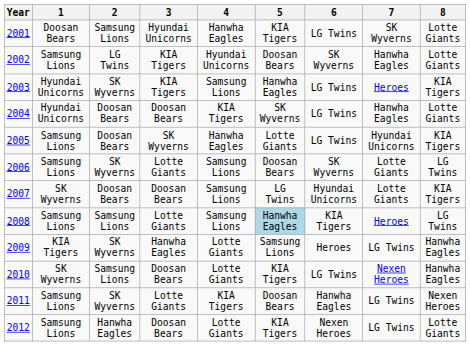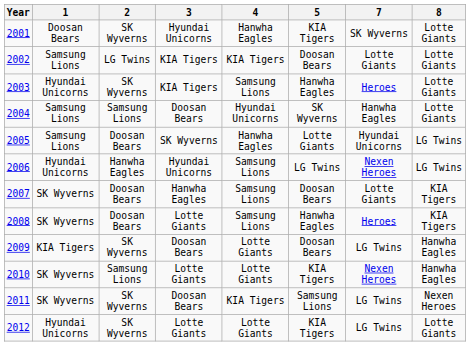- column: (334, 12)
(115, 33) Samsung Lions -> (127, 33) SK Wyverns
(226, 60) Hyundai Unicorns -> (256, 60) KIA Tigers
(391, 60) Hanwha Eagles -> (379, 60) Lotte Giants
(443, 87) KIA Tigers -> (439, 87) Lotte Giants
(61, 114) Hyundai Unicorns -> (65, 114) Samsung Lions
(115, 114) Doosan Bears -> (127, 114) Samsung Lions
(226, 114) KIA Tigers -> (256, 114) Hyundai Unicorns
(443, 141) KIA Tigers -> (439, 141) LG Twins
(61, 167) Samsung Lions -> (65, 167) Hyundai Unicorns
(115, 167) SK Wyverns -> (127, 167) Hanwha Eagles
(169, 167) Lotte Giants -> (189, 167) Hyundai Unicorns
(280, 167) Doosan Bears -> (317, 167) LG Twins
(391, 167) Lotte Giants -> (379, 167) Nexen Heroes
(169, 194) Doosan Bears -> (189, 194) Hanwha Eagles
(280, 194) LG Twins -> (317, 194) Doosan Bears
(61, 221) Samsung Lions -> (65, 221) SK Wyverns
(115, 221) Samsung Lions -> (127, 221) Doosan Bears
(280, 221) lightblue background -> (317, 221) no background
(443, 221) LG Twins -> (439, 221) KIA Tigers
(169, 248) Hanwha Eagles -> (189, 248) Doosan Bears
(280, 248) Samsung Lions -> (317, 248) Doosan Bears
(169, 274) Doosan Bears -> (189, 274) Lotte Giants
(61, 301) Samsung Lions -> (65, 301) SK Wyverns
(169, 301) Lotte Giants -> (189, 301) Doosan Bears
(280, 301) Doosan Bears -> (317, 301) Samsung Lions
(61, 328) Samsung Lions -> (65, 328) Hyundai Unicorns
(115, 328) Hanwha Eagles -> (127, 328) SK Wyverns
(169, 328) Doosan Bears -> (189, 328) Lotte Giants
